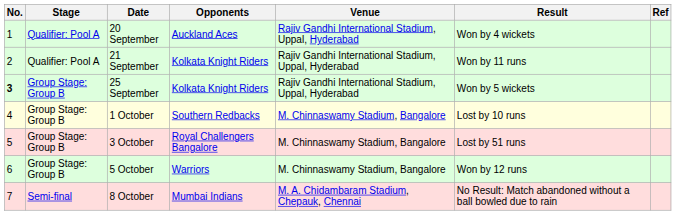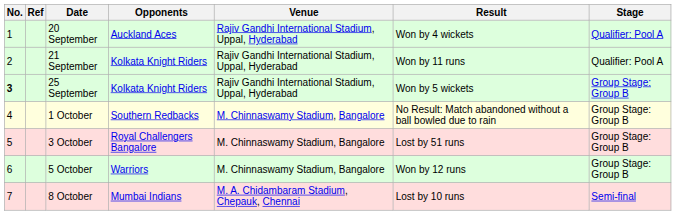columns swapped: (66, 12) <-> (661, 12)
(491, 115) Lost by 10 runs -> (482, 115) No Result: Match abandoned without a ball bowled due to rain
(543, 197) No Result: Match abandoned without a ball bowled due to rain -> (430, 197) Lost by 10 runs
